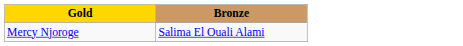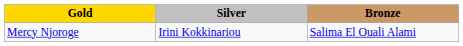+ column: (231, 13)
